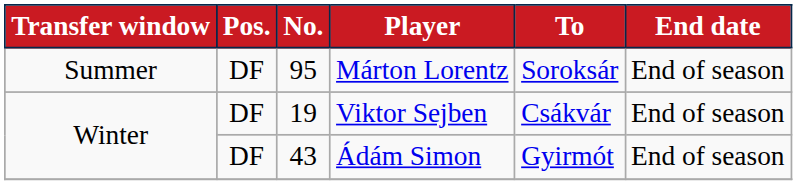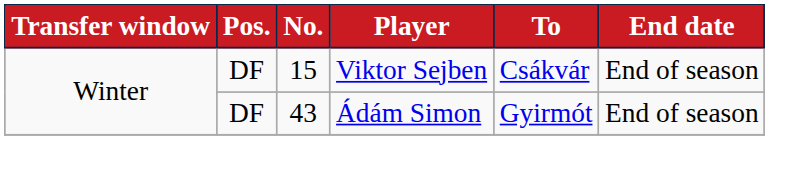- row: (422, 69)
(303, 112) 19 -> (303, 69) 15
